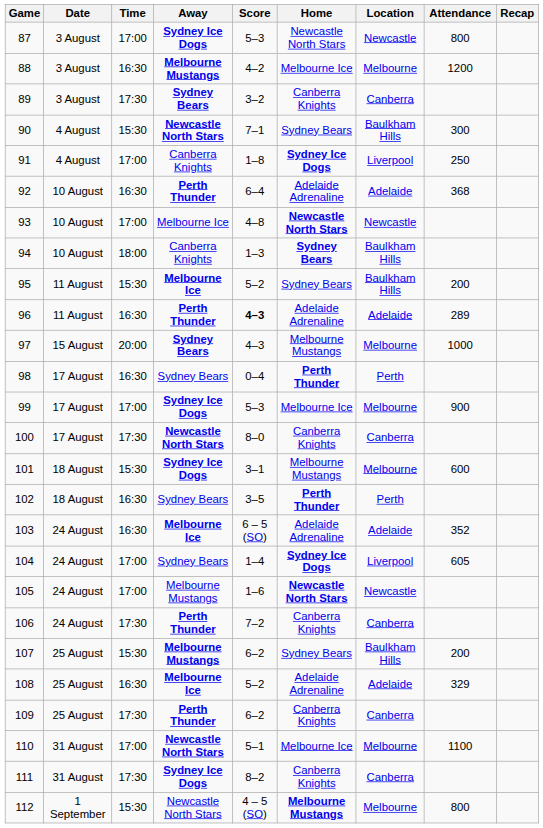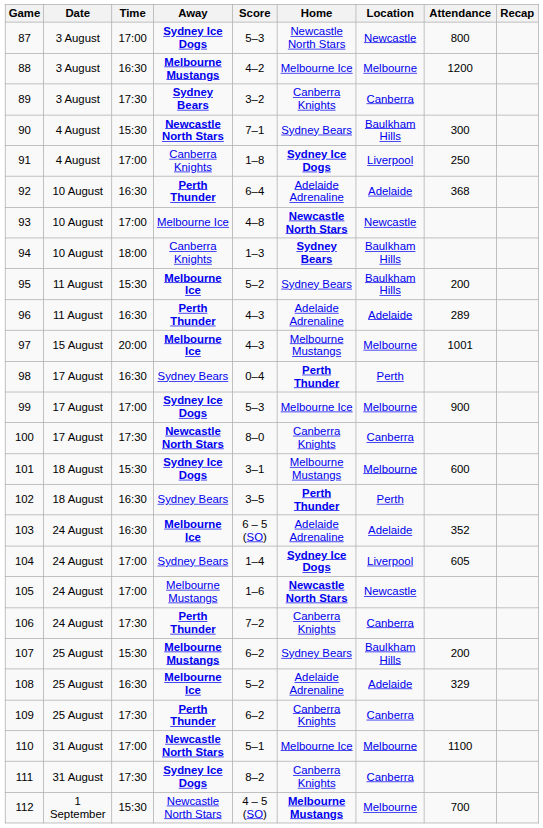(255, 315) bold -> (255, 315) normal
(193, 345) Sydney Bears -> (193, 345) Melbourne Ice
(460, 345) 1000 -> (460, 345) 1001
(460, 807) 800 -> (460, 807) 700
